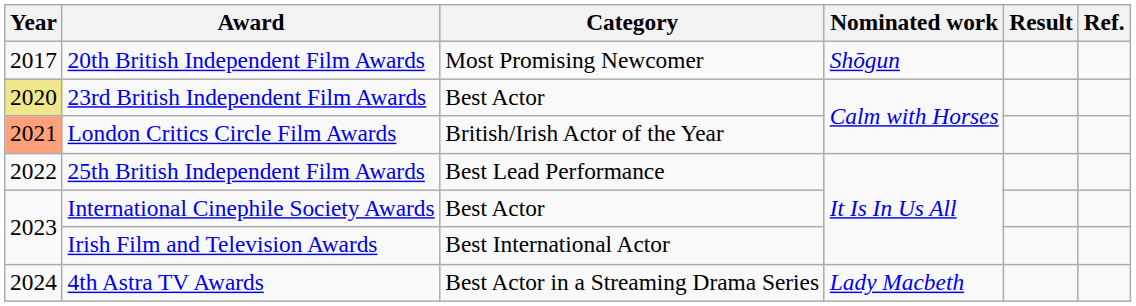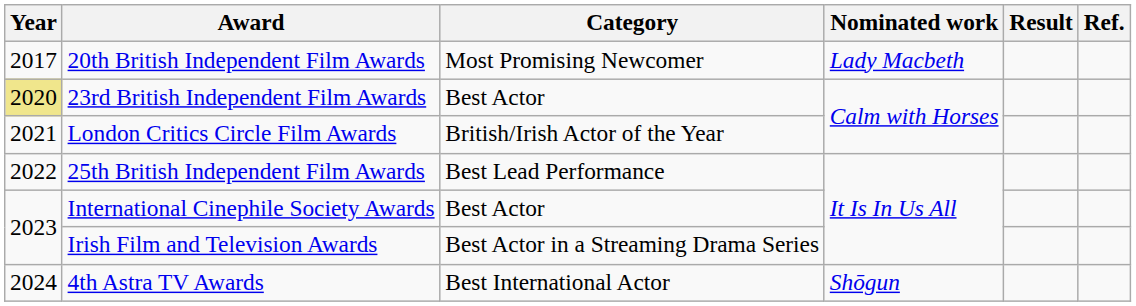(865, 60) Shōgun -> (897, 60) Lady Macbeth
(33, 134) lightsalmon background -> (33, 134) no background
(558, 245) Best International Actor -> (632, 245) Best Actor in a Streaming Drama Series
(632, 282) Best Actor in a Streaming Drama Series -> (558, 282) Best International Actor
(897, 282) Lady Macbeth -> (865, 282) Shōgun
